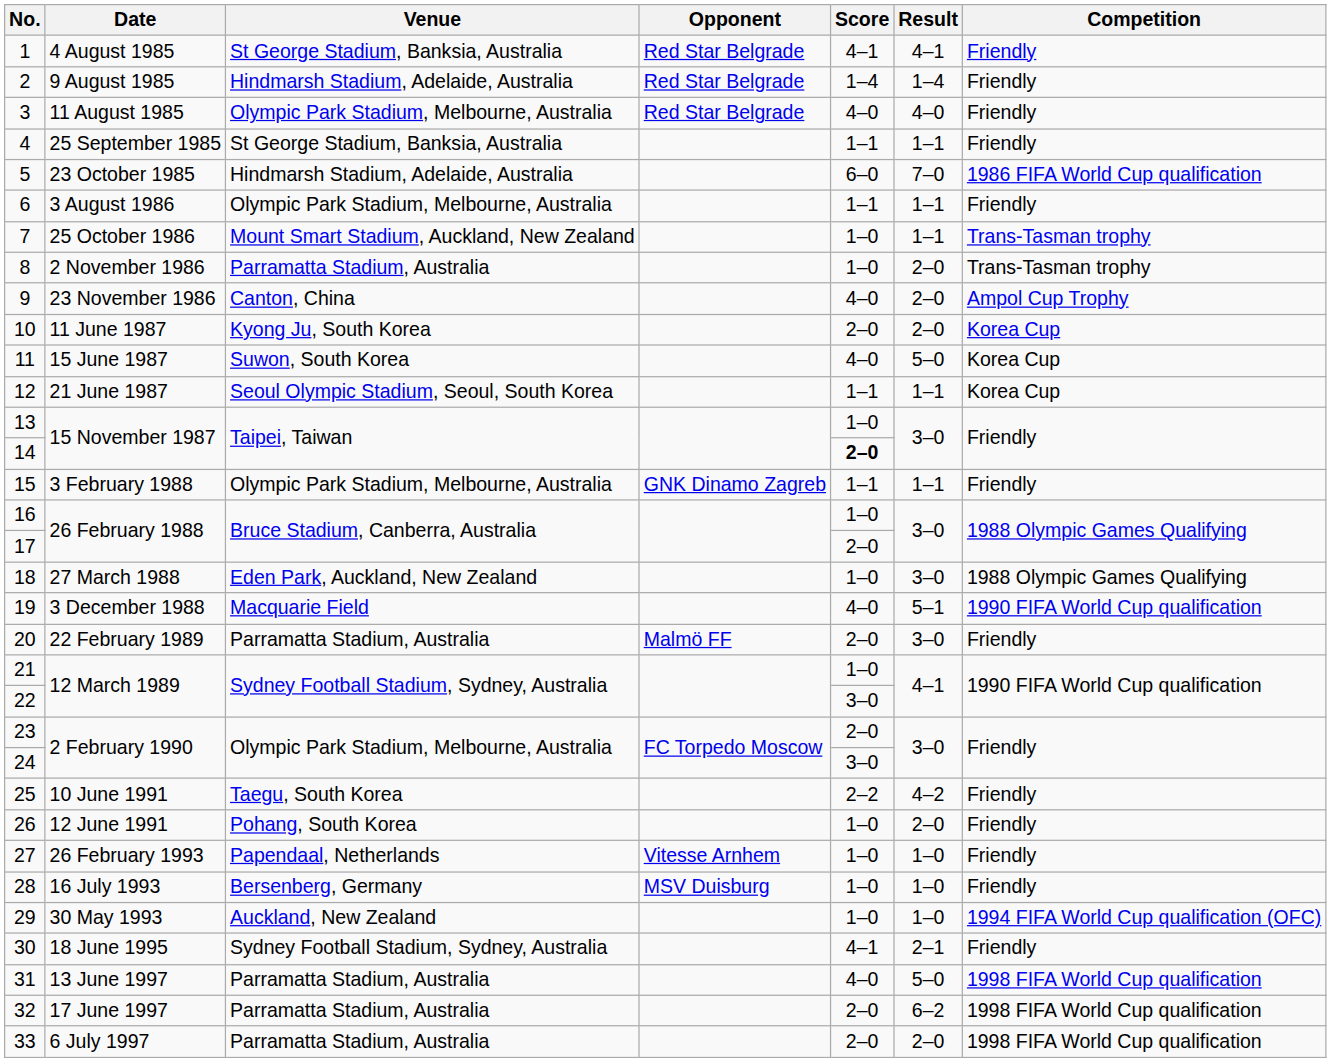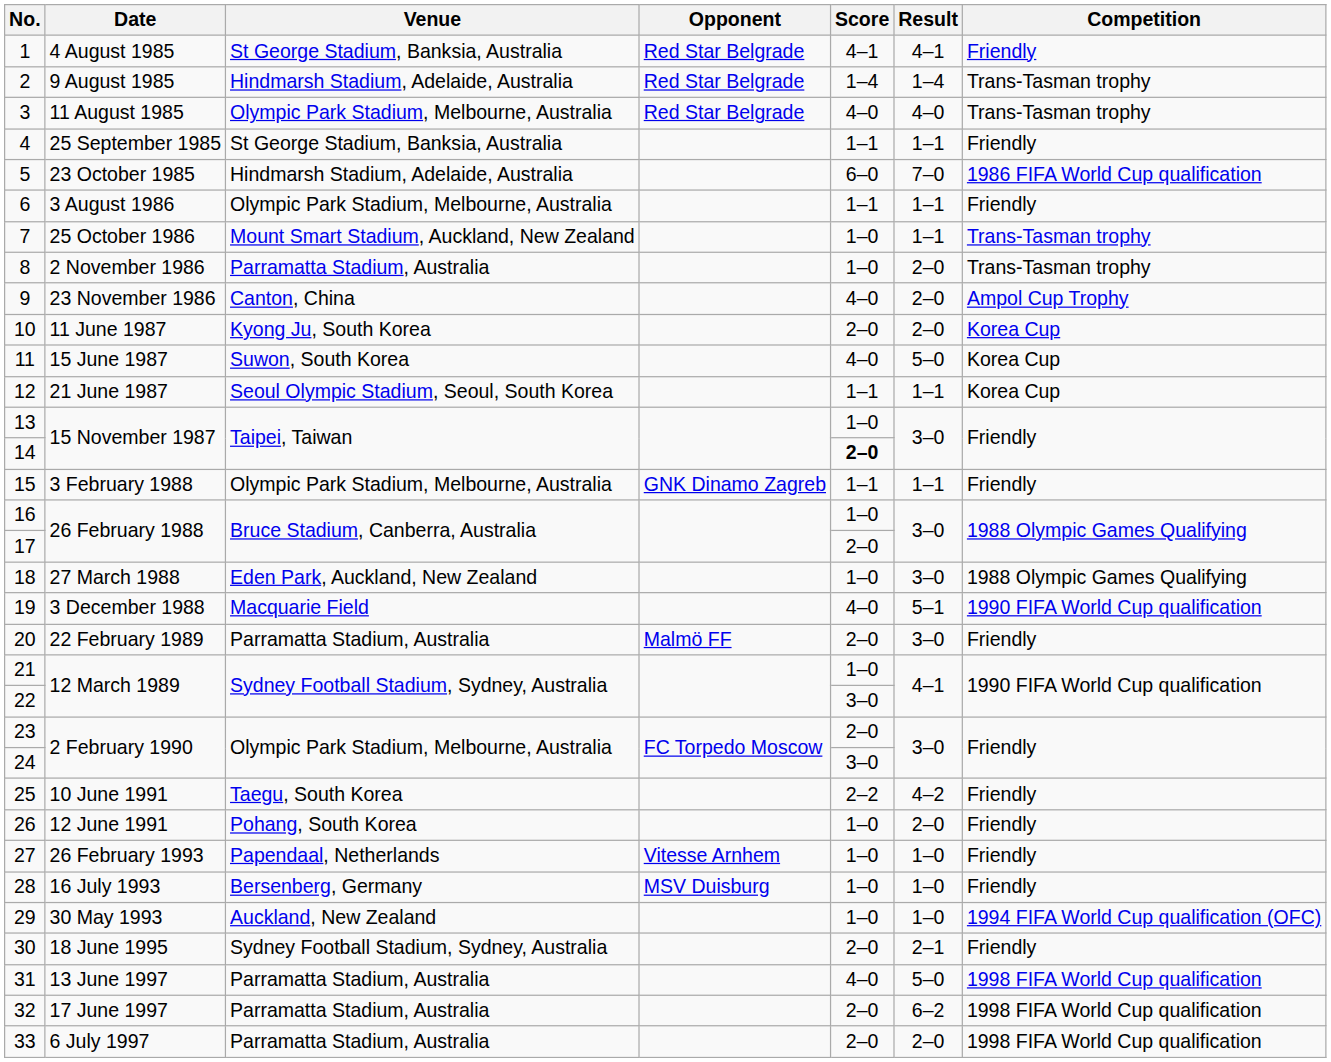(1002, 81) Friendly -> (1059, 81) Trans-Tasman trophy
(1002, 112) Friendly -> (1059, 112) Trans-Tasman trophy
(862, 948) 4–1 -> (862, 948) 2–0
